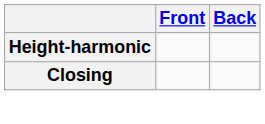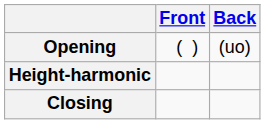+ row: (80, 47)
